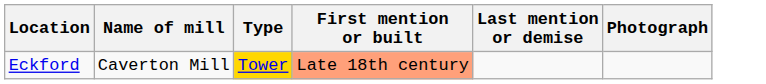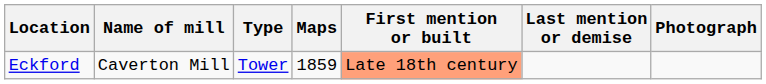+ column: (317, 28)
(263, 65) gold background -> (263, 65) no background
